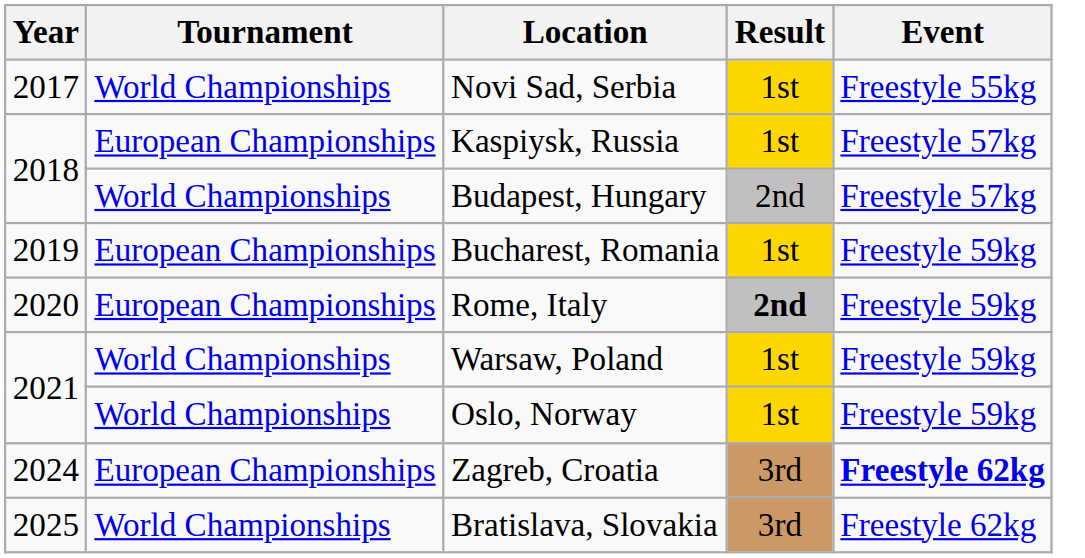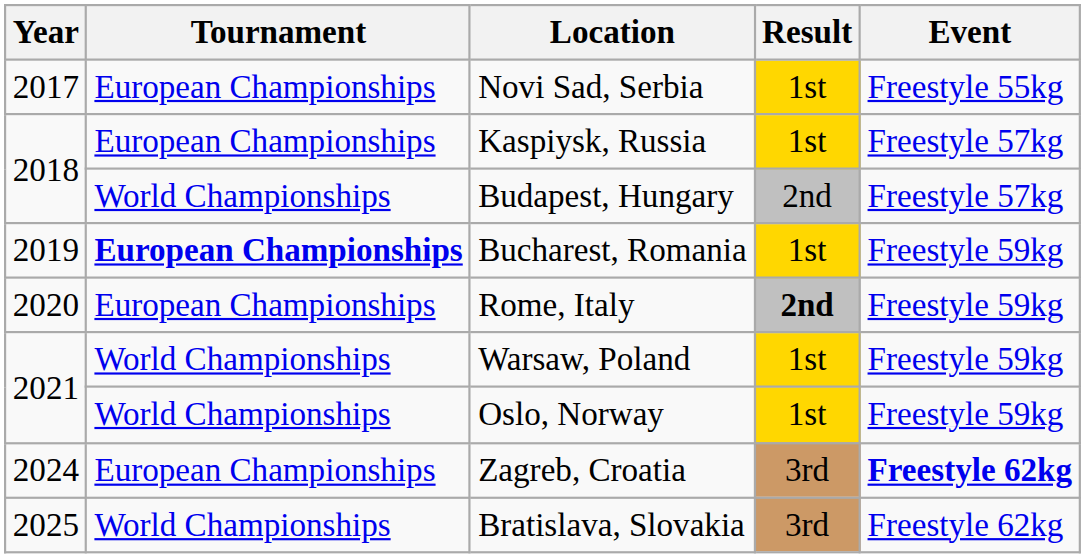(243, 86) World Championships -> (265, 86) European Championships
(265, 250) normal -> (279, 250) bold
